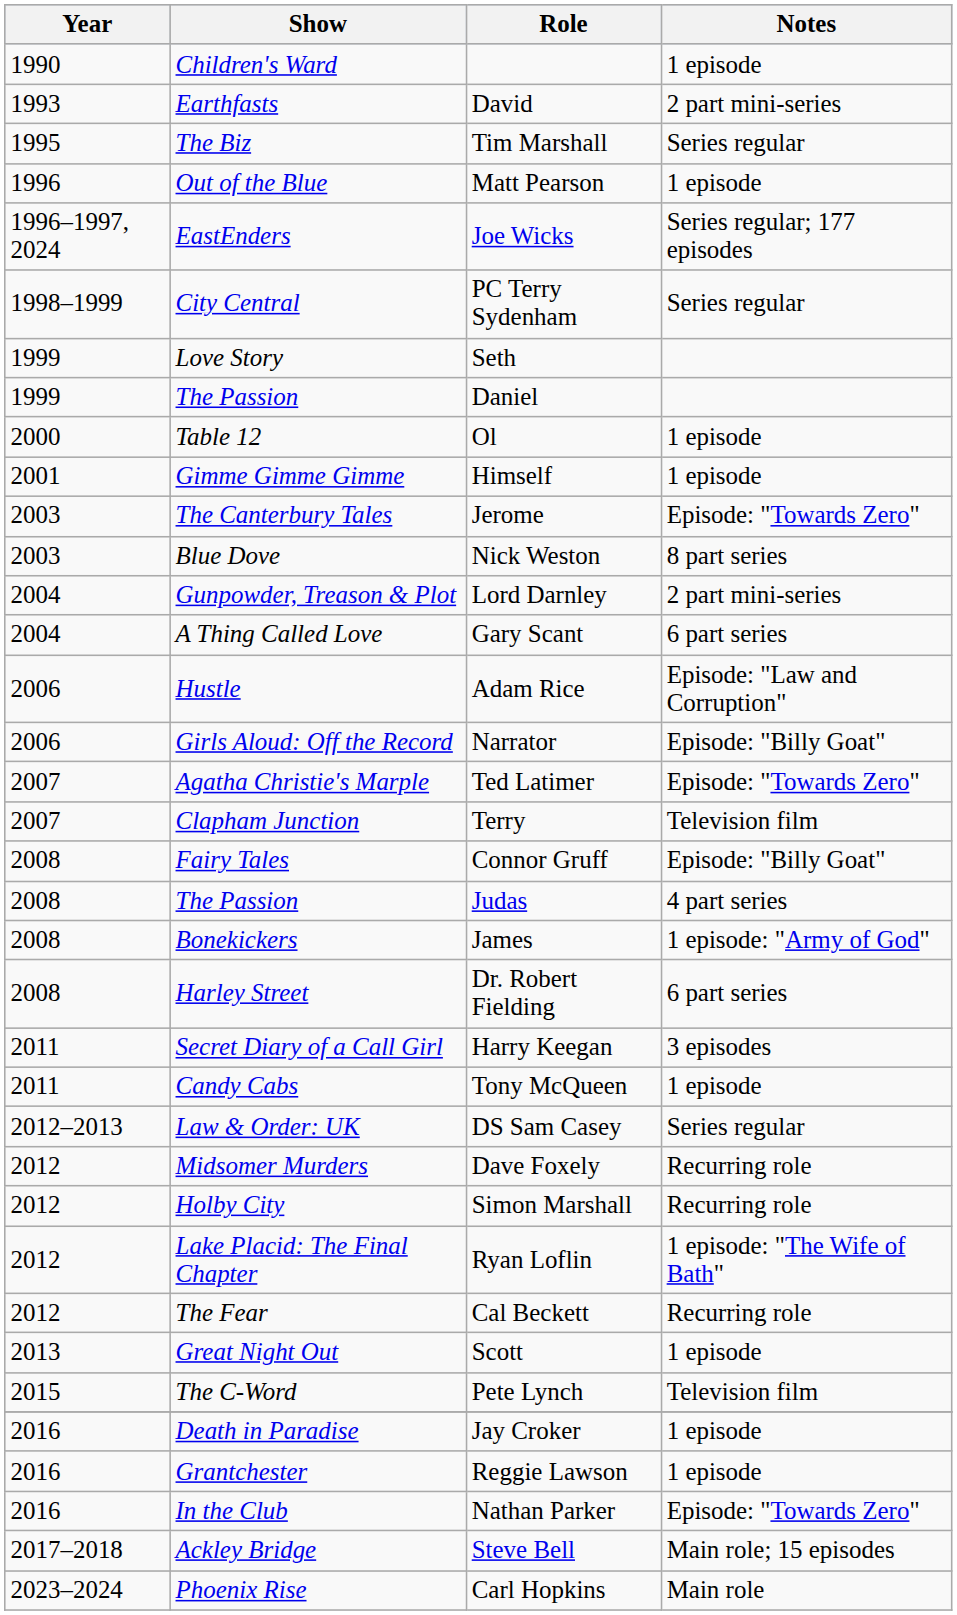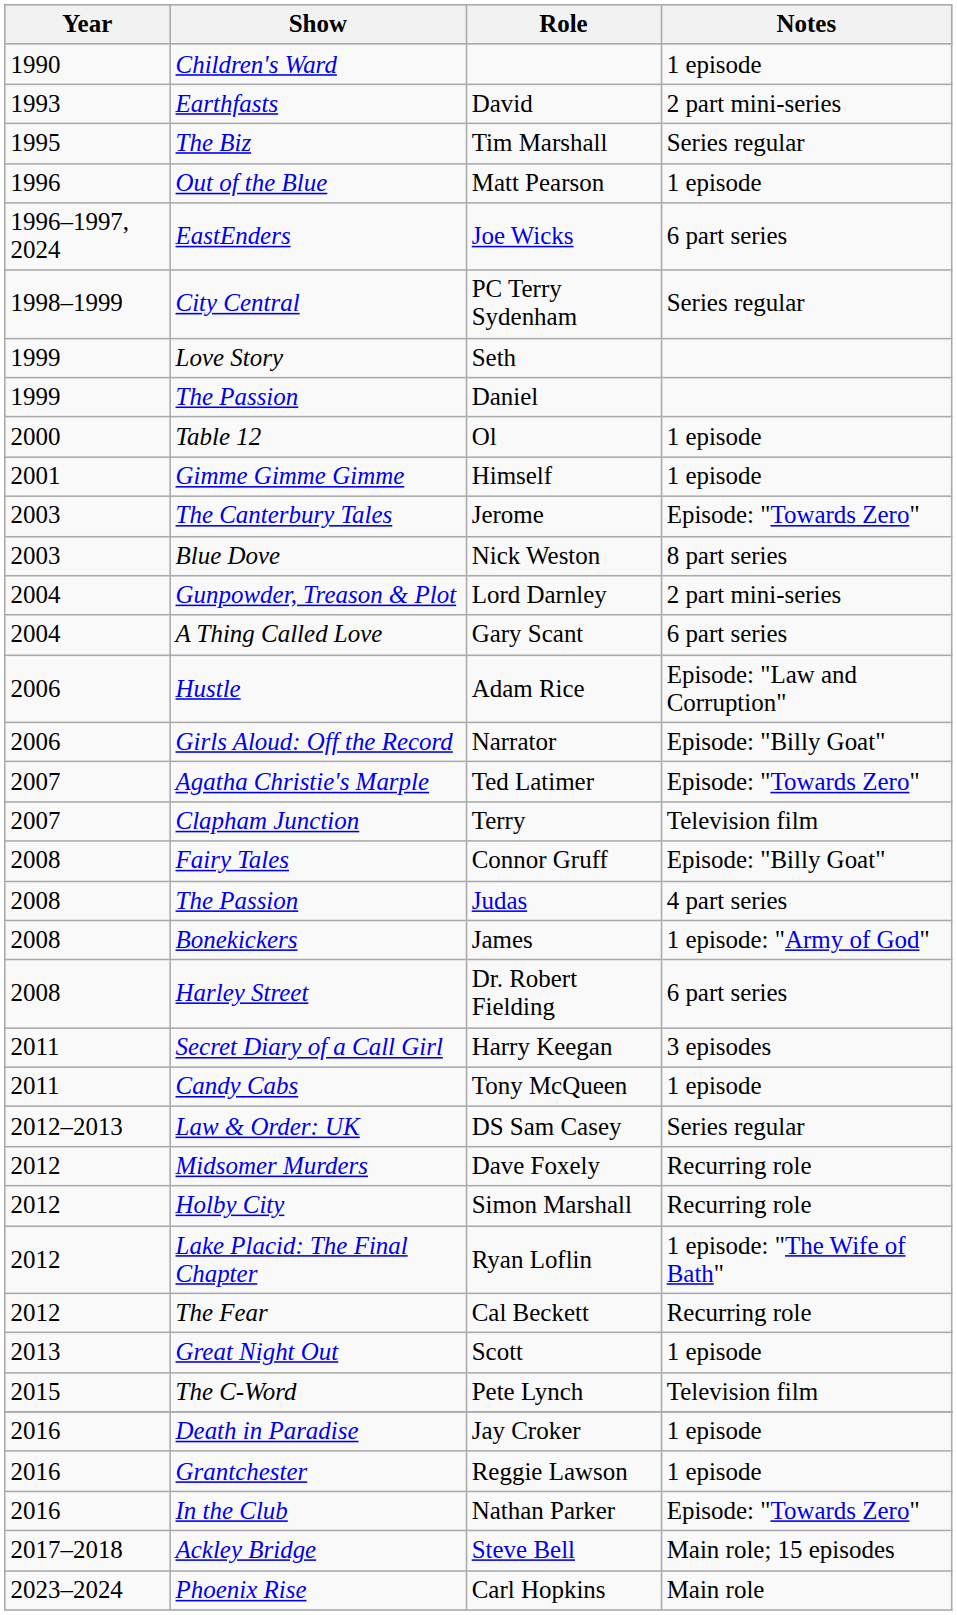(761, 236) Series regular; 177 episodes -> (727, 236) 6 part series
